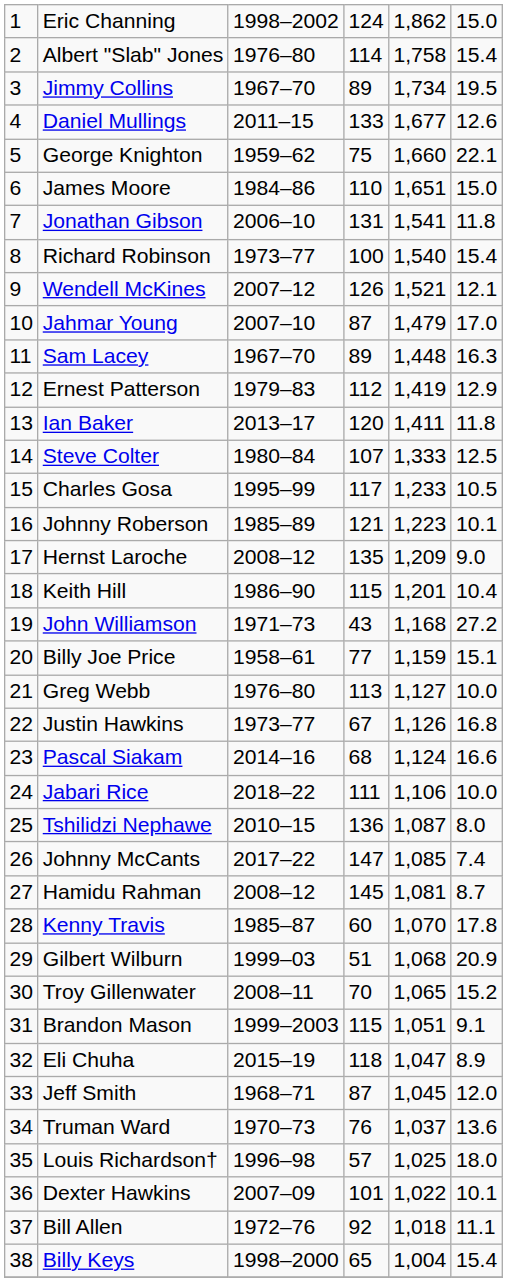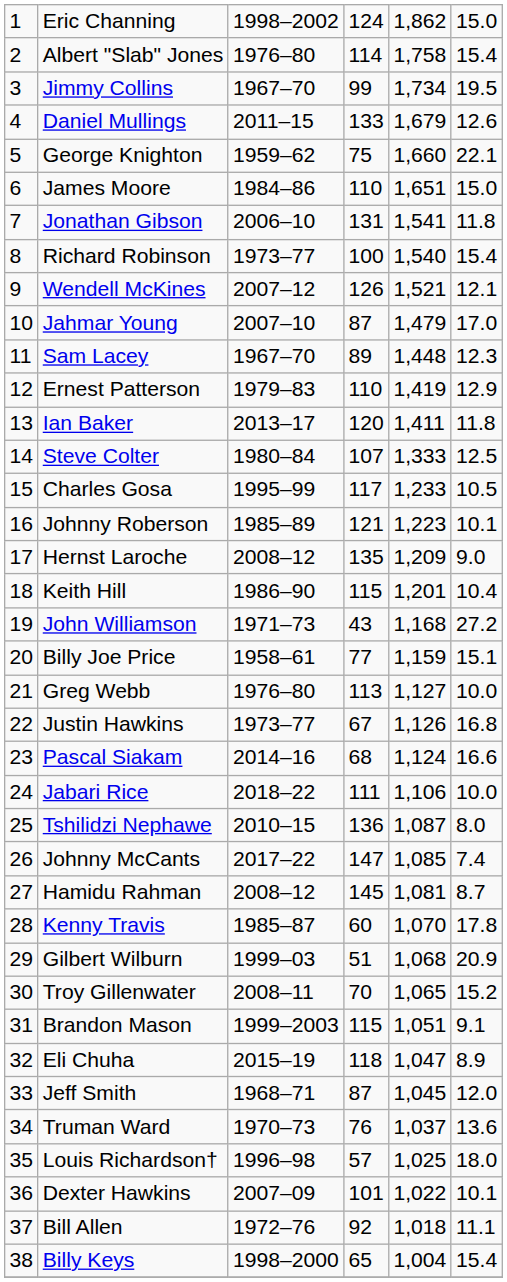(360, 88) 89 -> (360, 88) 99
(420, 121) 1,677 -> (420, 121) 1,679
(477, 356) 16.3 -> (477, 356) 12.3
(365, 389) 112 -> (365, 389) 110
